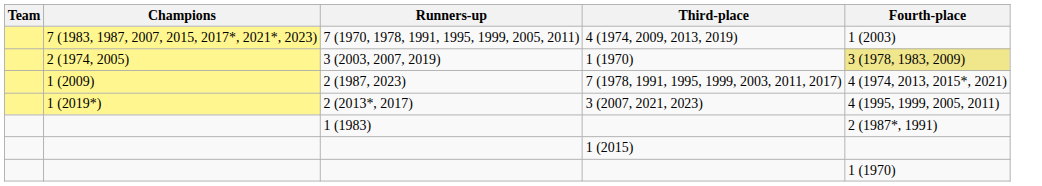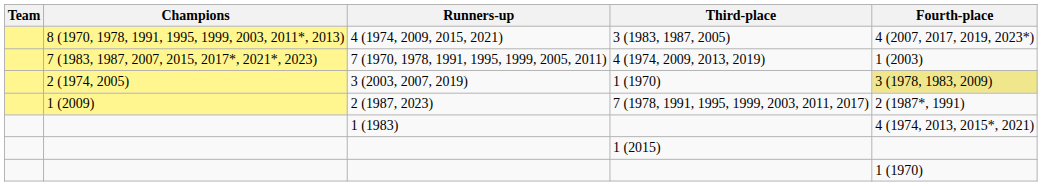+ row: (427, 37)
(927, 81) 4 (1974, 2013, 2015*, 2021) -> (920, 103) 2 (1987*, 1991)
- row: (368, 103)
(893, 125) 2 (1987*, 1991) -> (955, 125) 4 (1974, 2013, 2015*, 2021)
